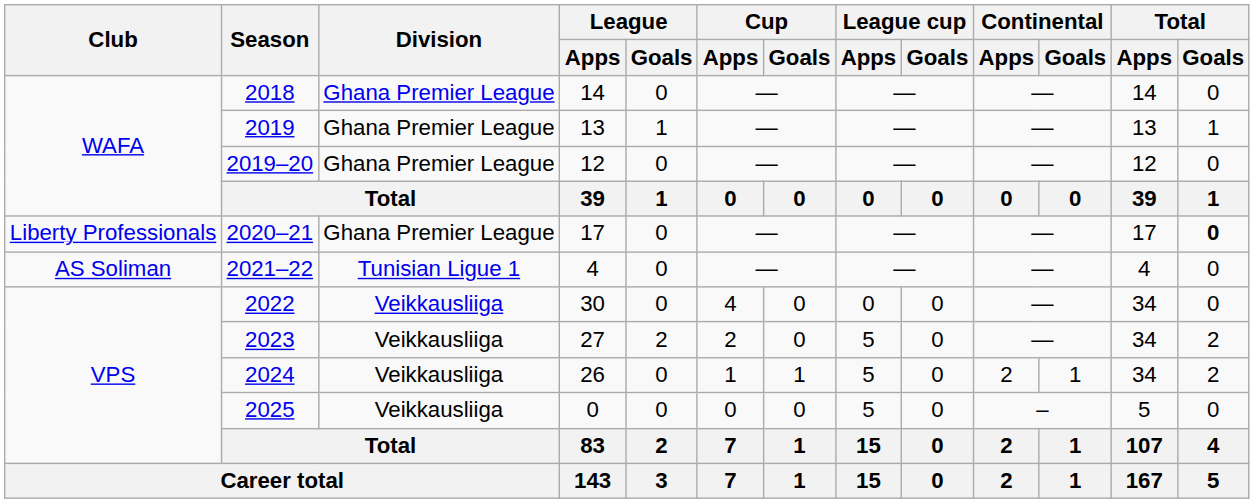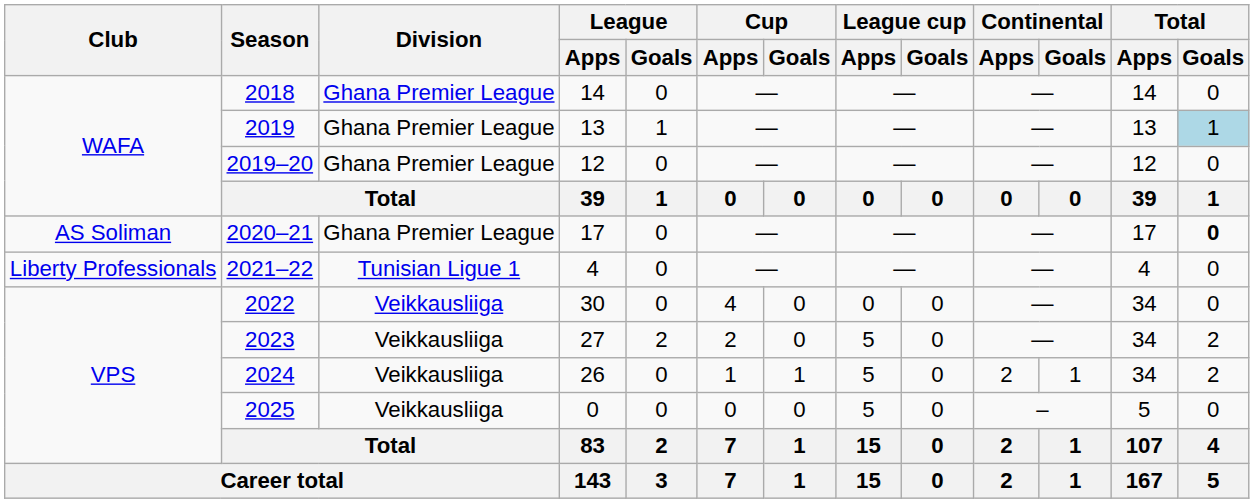(1213, 127) no background -> (1213, 127) lightblue background
(113, 233) Liberty Professionals -> (113, 233) AS Soliman
(113, 269) AS Soliman -> (113, 269) Liberty Professionals
